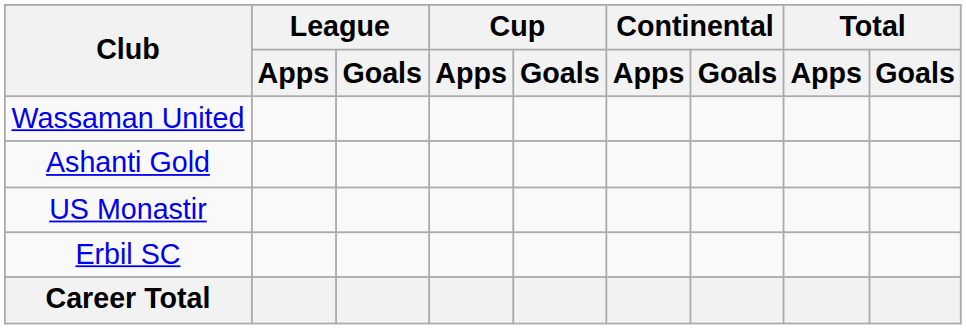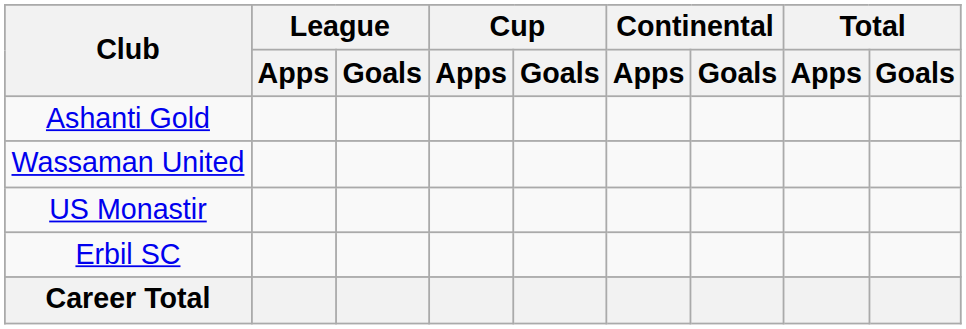rows swapped: (128, 118) <-> (128, 163)
